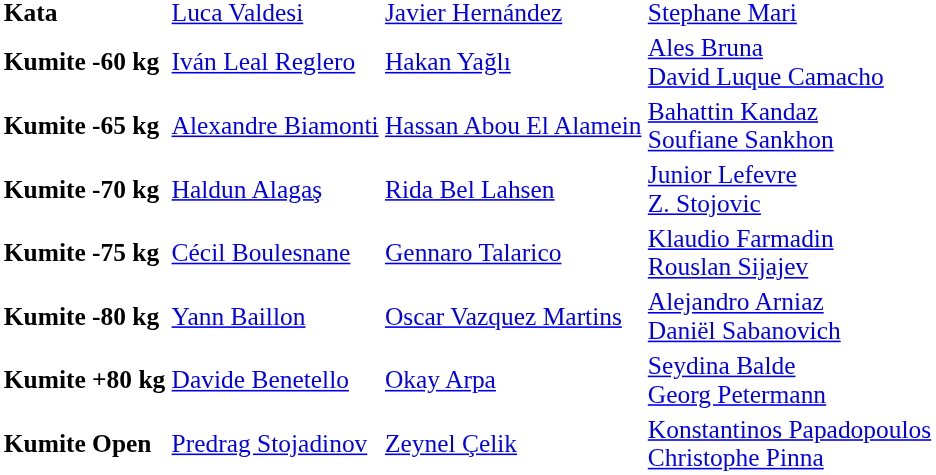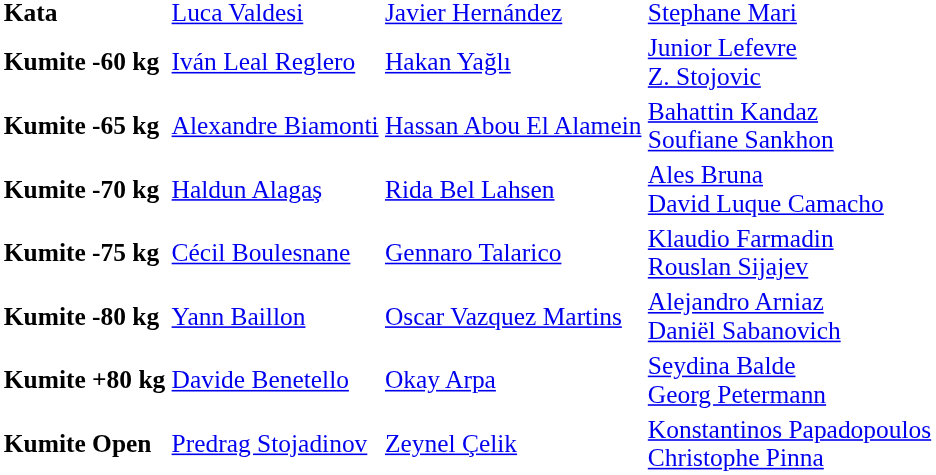(766, 62) Ales Bruna David Luque Camacho -> (722, 62) Junior Lefevre Z. Stojovic
(722, 189) Junior Lefevre Z. Stojovic -> (766, 189) Ales Bruna David Luque Camacho
